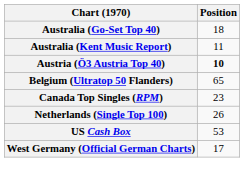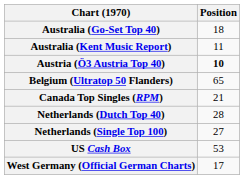(218, 98) 23 -> (218, 98) 21
+ row: (101, 115)
(218, 115) 26 -> (218, 132) 27
